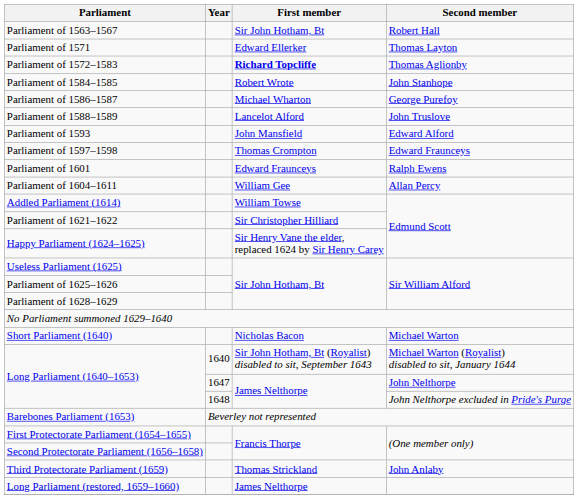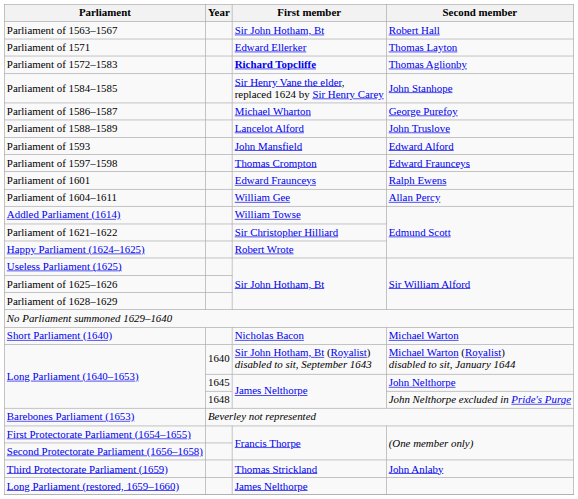(264, 82) Robert Wrote -> (309, 88) Sir Henry Vane the elder, replaced 1624 by Sir Henry Carey
(309, 243) Sir Henry Vane the elder, replaced 1624 by Sir Henry Carey -> (264, 249) Robert Wrote
(219, 382) 1647 -> (219, 382) 1645
